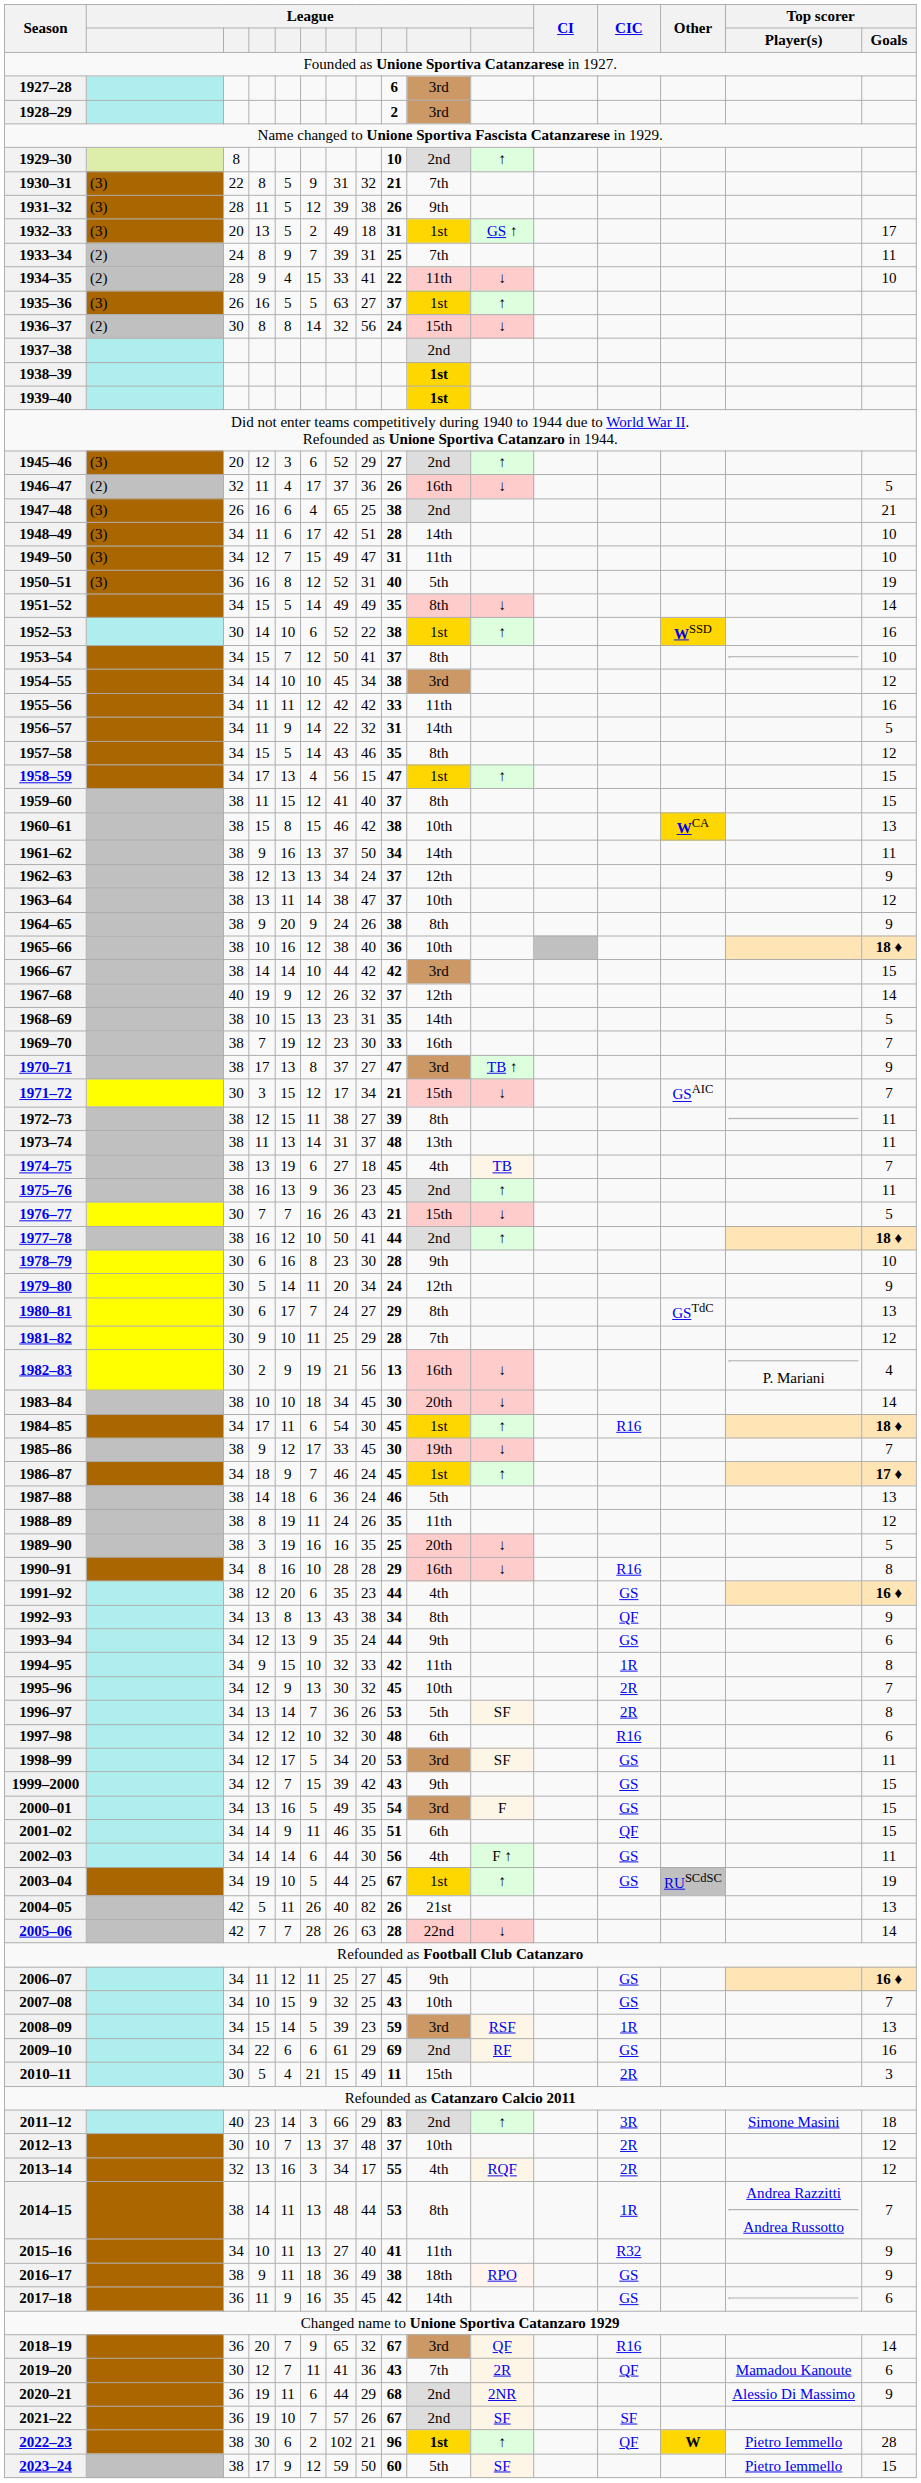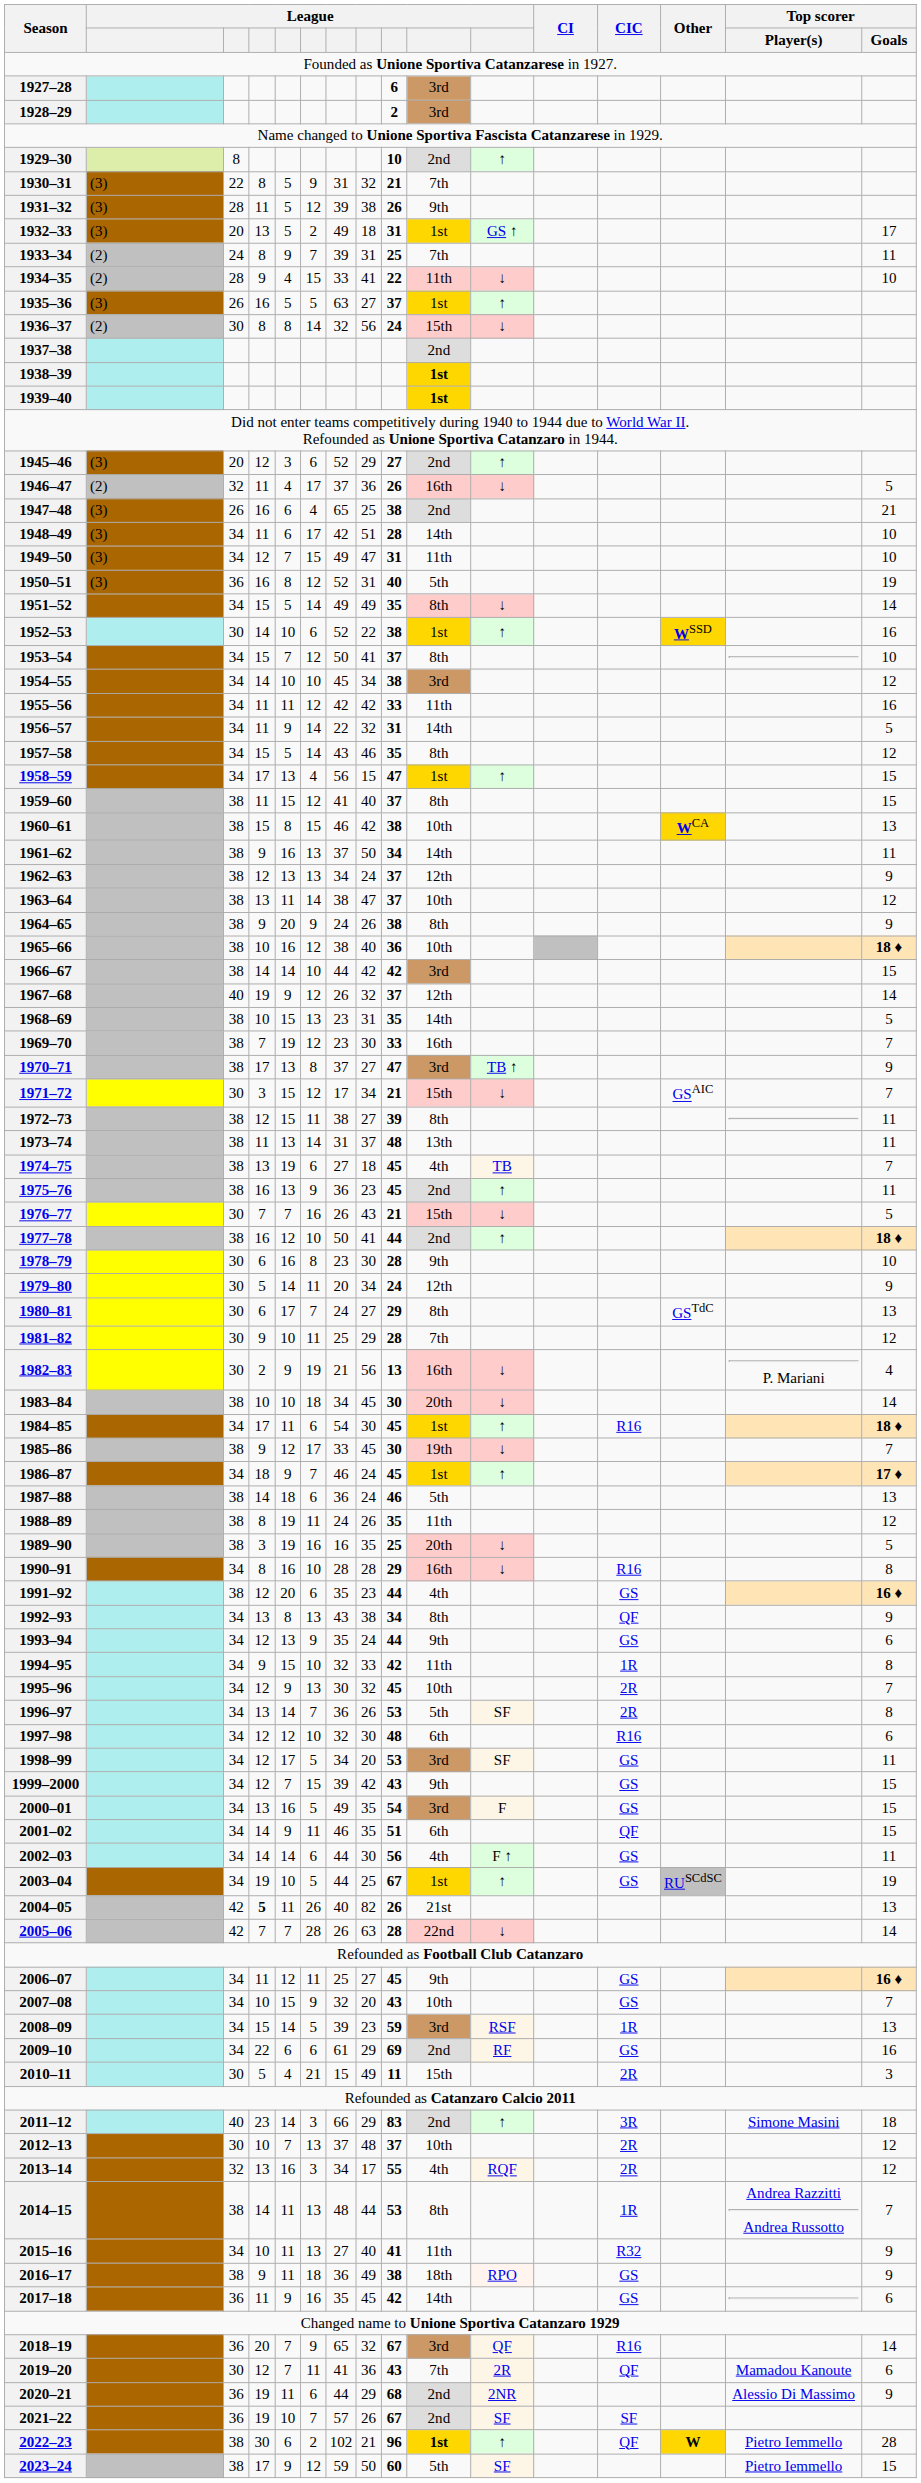(262, 1907) normal -> (262, 1907) bold
(369, 2002) 25 -> (369, 2002) 20
